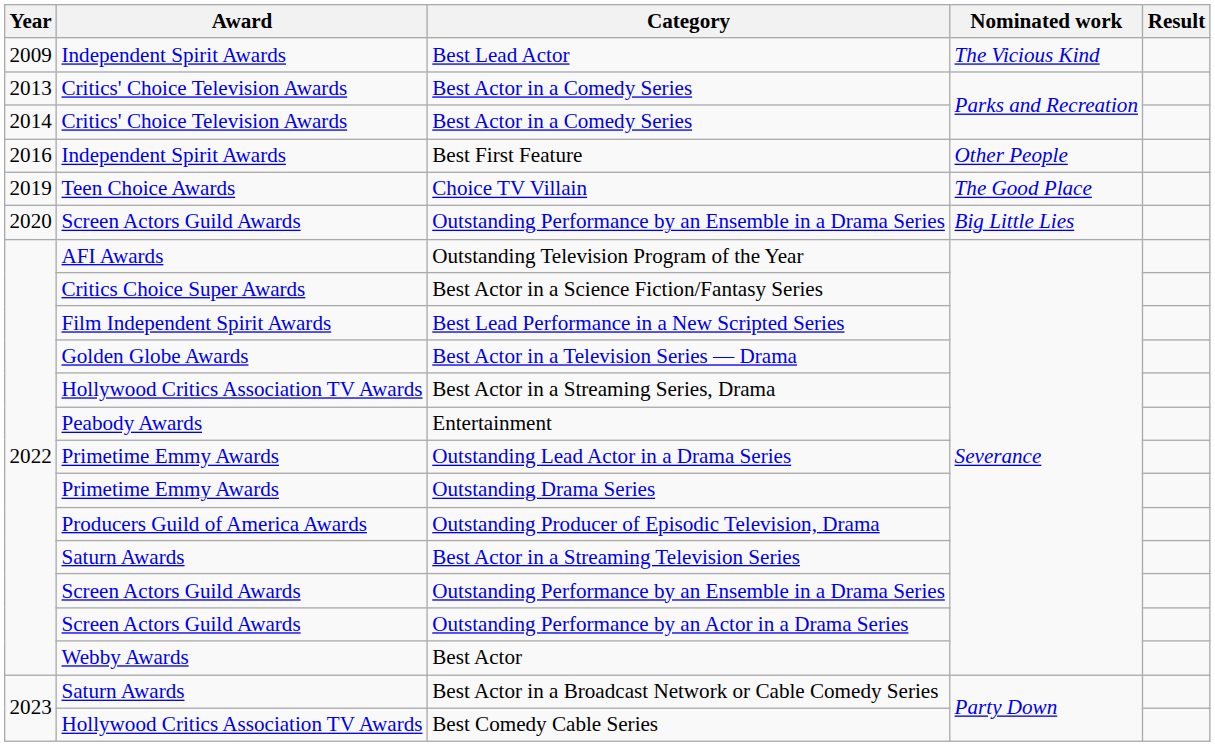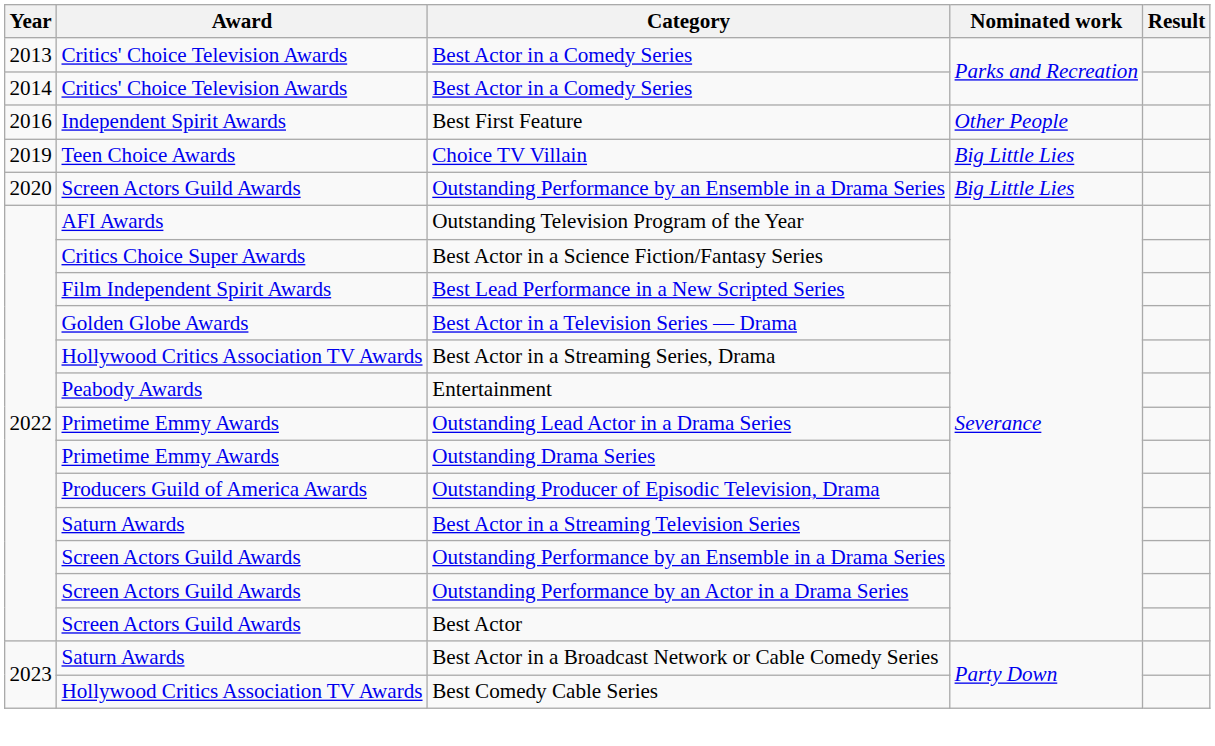- row: (31, 54)
(1023, 188) The Good Place -> (1014, 155) Big Little Lies
(125, 657) Webby Awards -> (181, 624) Screen Actors Guild Awards
